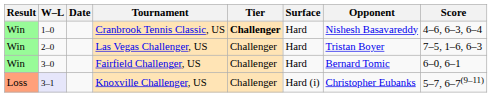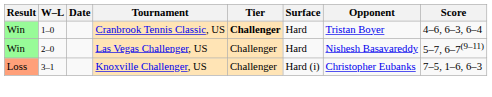(372, 30) Nishesh Basavareddy -> (355, 30) Tristan Boyer
(355, 47) Tristan Boyer -> (372, 48) Nishesh Basavareddy
(453, 47) 7–5, 1–6, 6–3 -> (454, 48) 5–7, 6–7(9–11)
- row: (148, 64)
(48, 83) lavender background -> (48, 67) no background
(454, 82) 5–7, 6–7(9–11) -> (453, 66) 7–5, 1–6, 6–3
